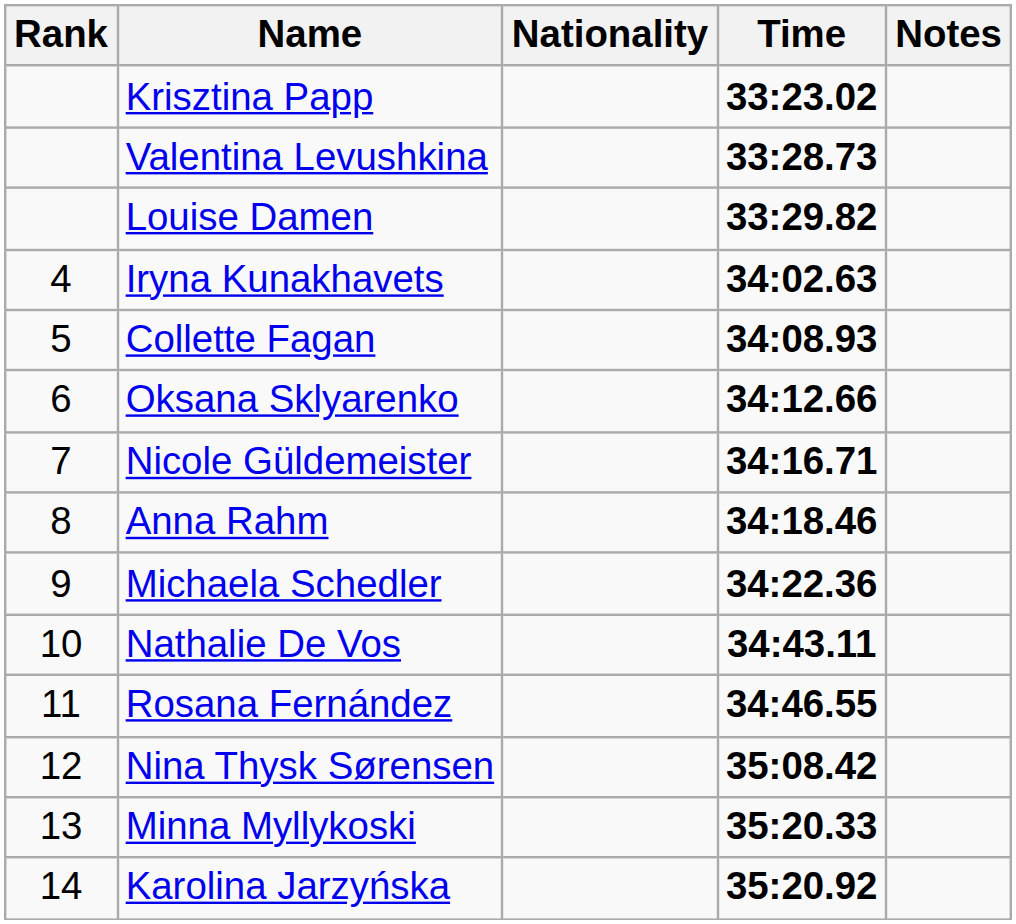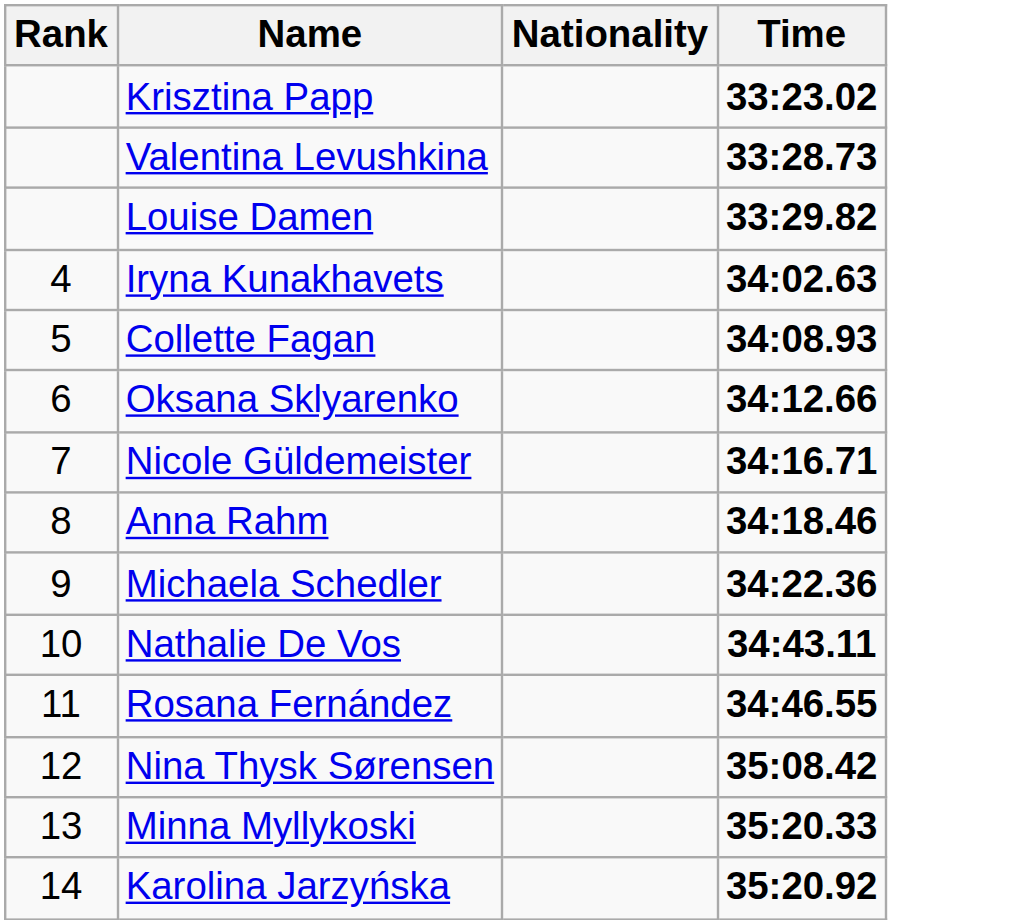- column: (949, 34)
